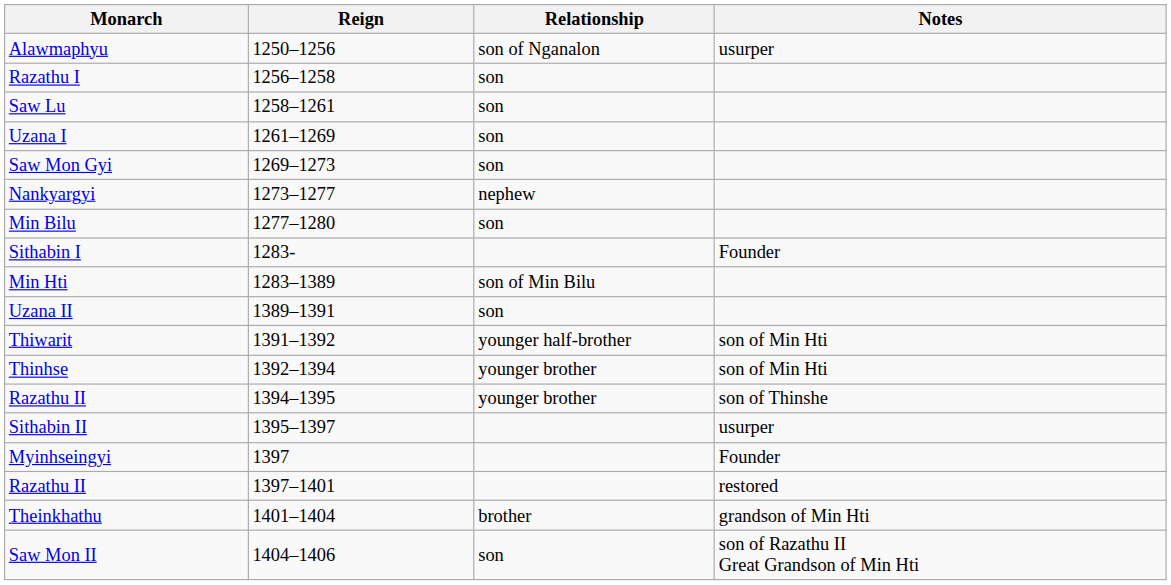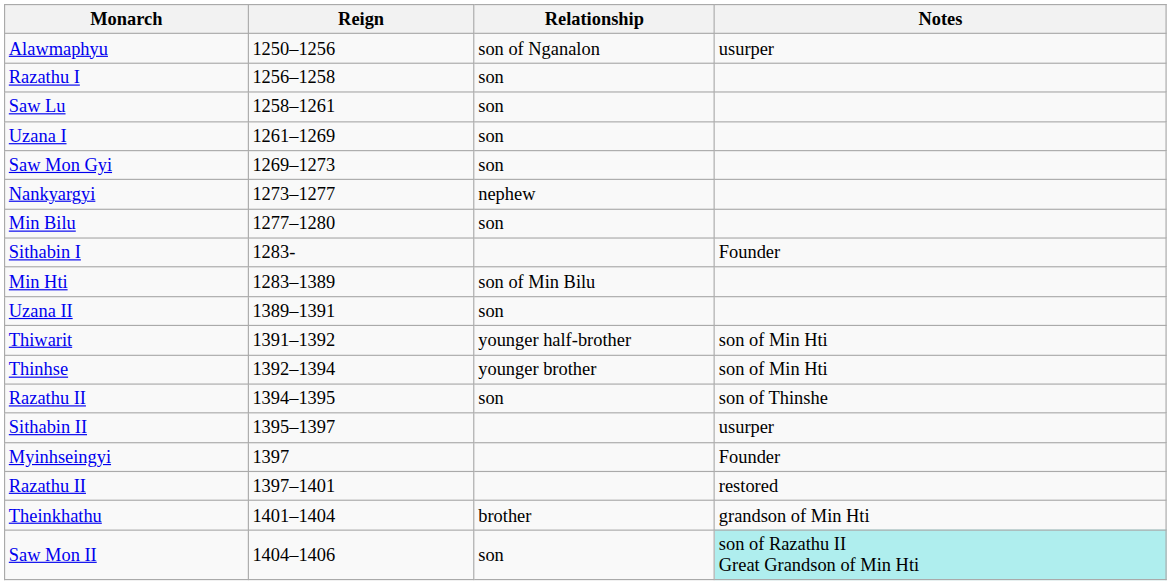(537, 398) younger brother -> (491, 398) son
(819, 554) no background -> (819, 554) paleturquoise background
